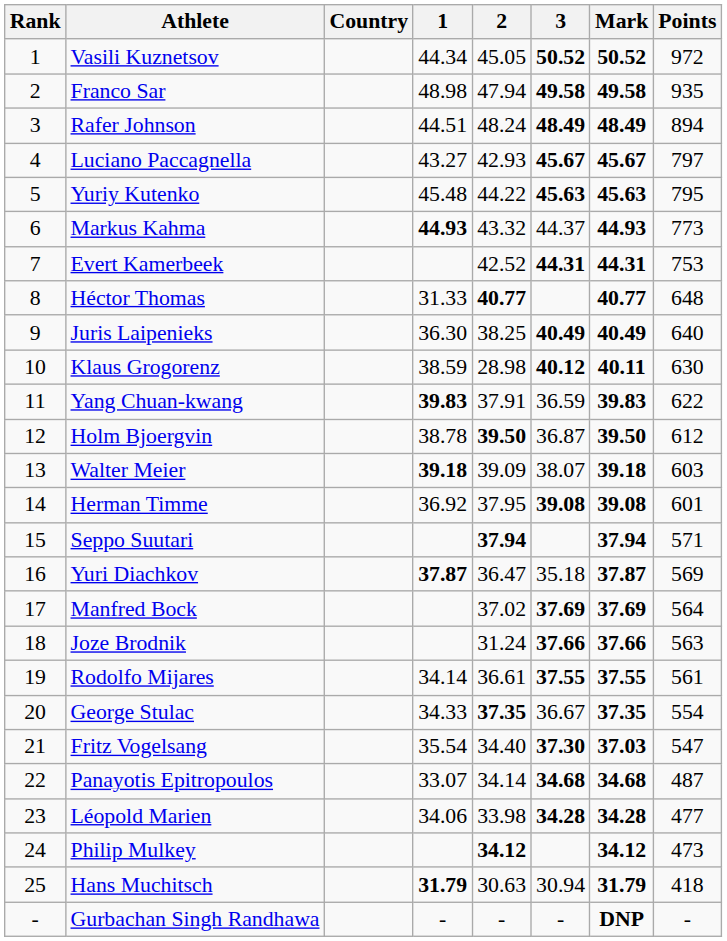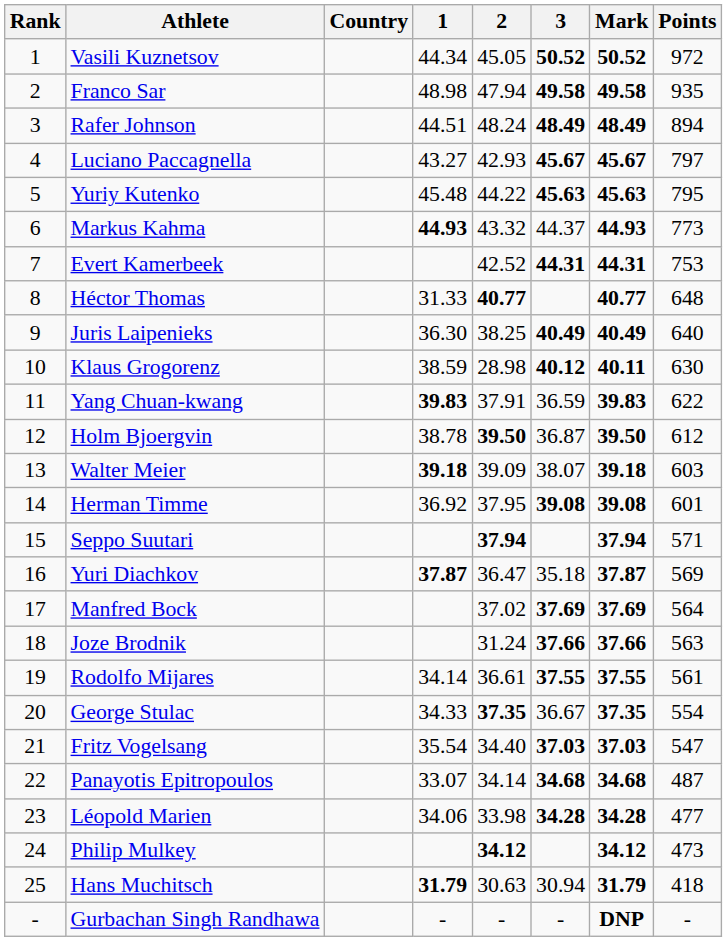(561, 746) 37.30 -> (561, 746) 37.03
